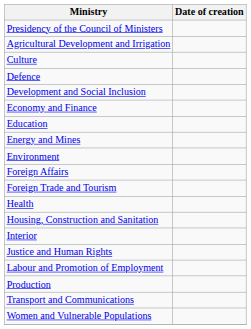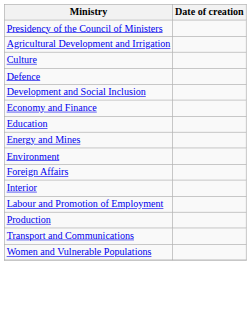- row: (61, 188)
- row: (20, 204)
- row: (83, 220)
- row: (59, 252)
